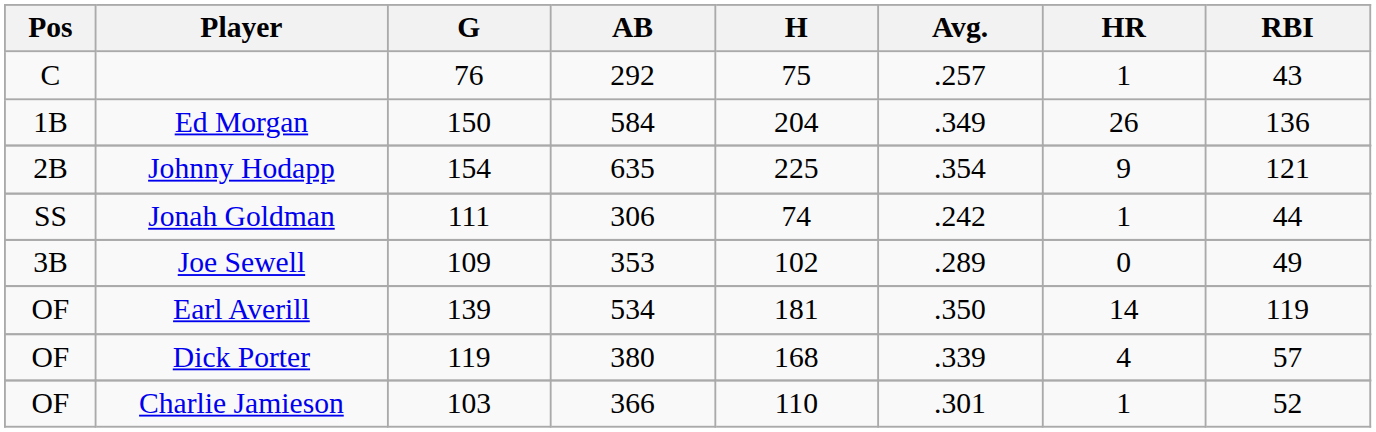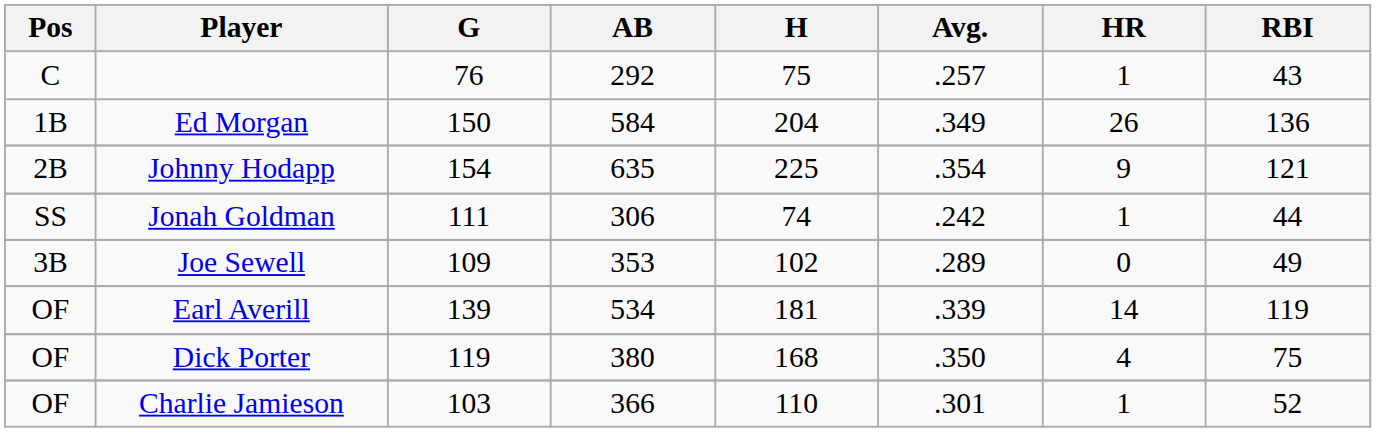(960, 309) .350 -> (960, 309) .339
(960, 356) .339 -> (960, 356) .350
(1288, 356) 57 -> (1288, 356) 75
